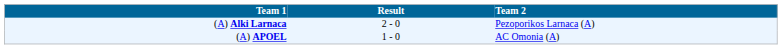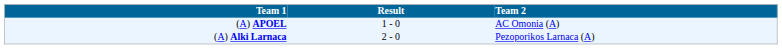rows swapped: (250, 24) <-> (261, 37)
